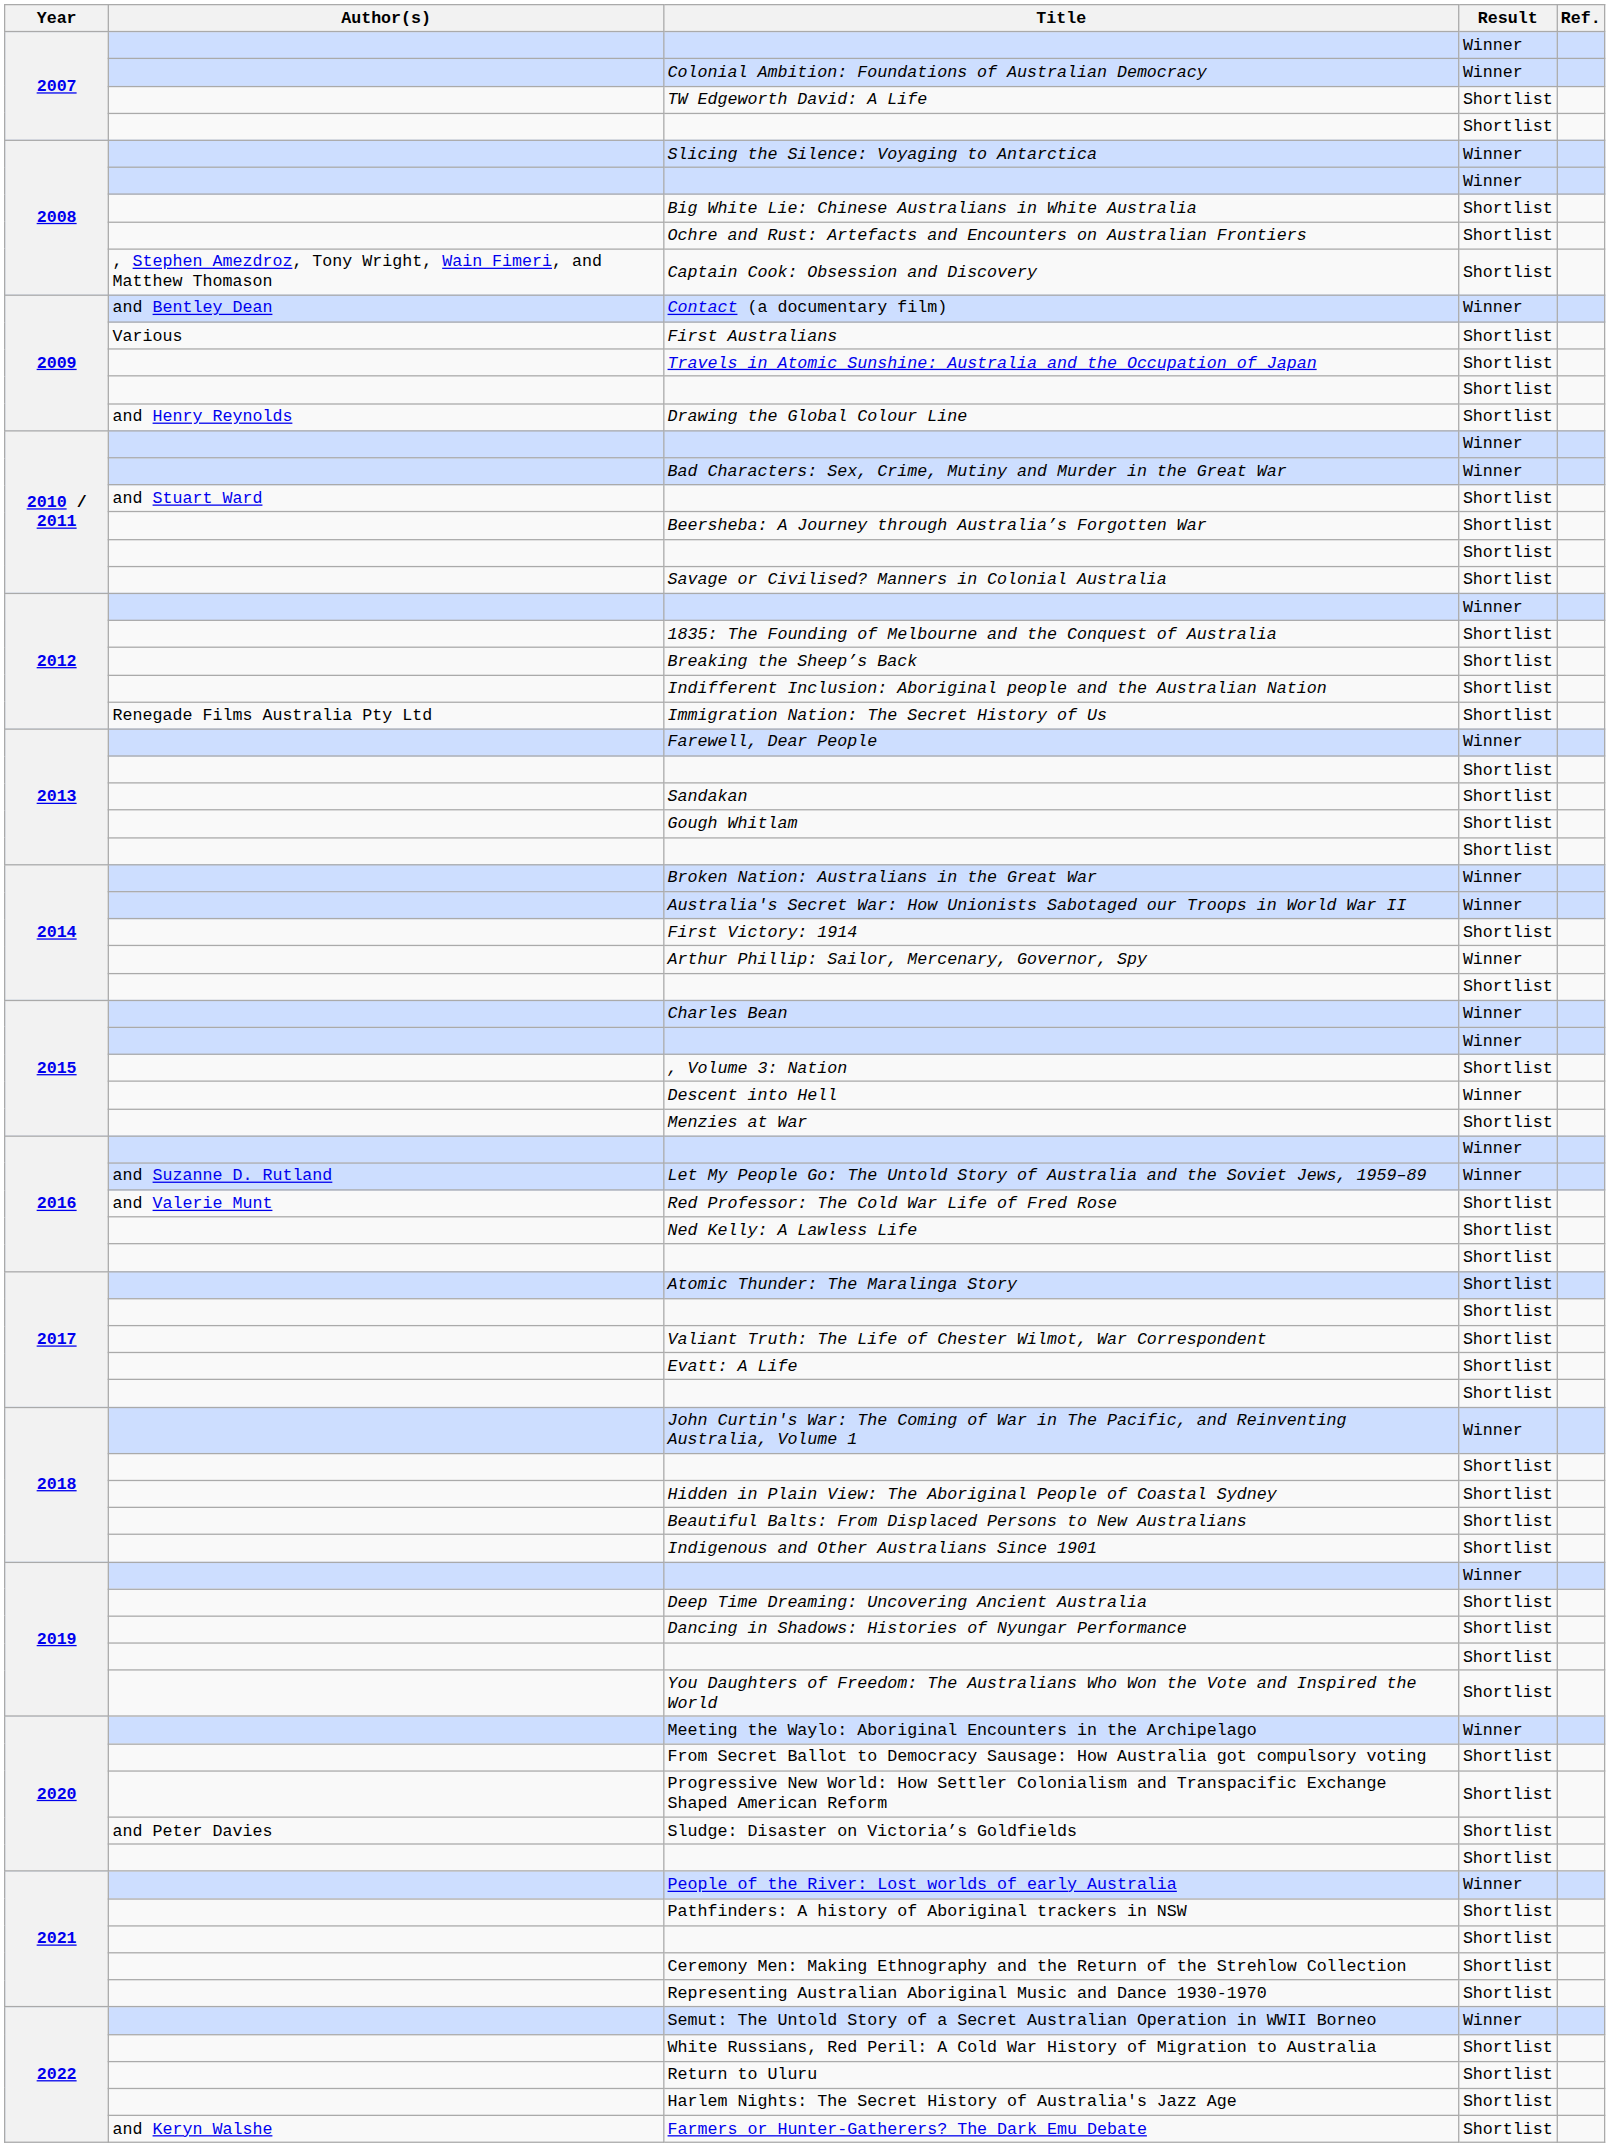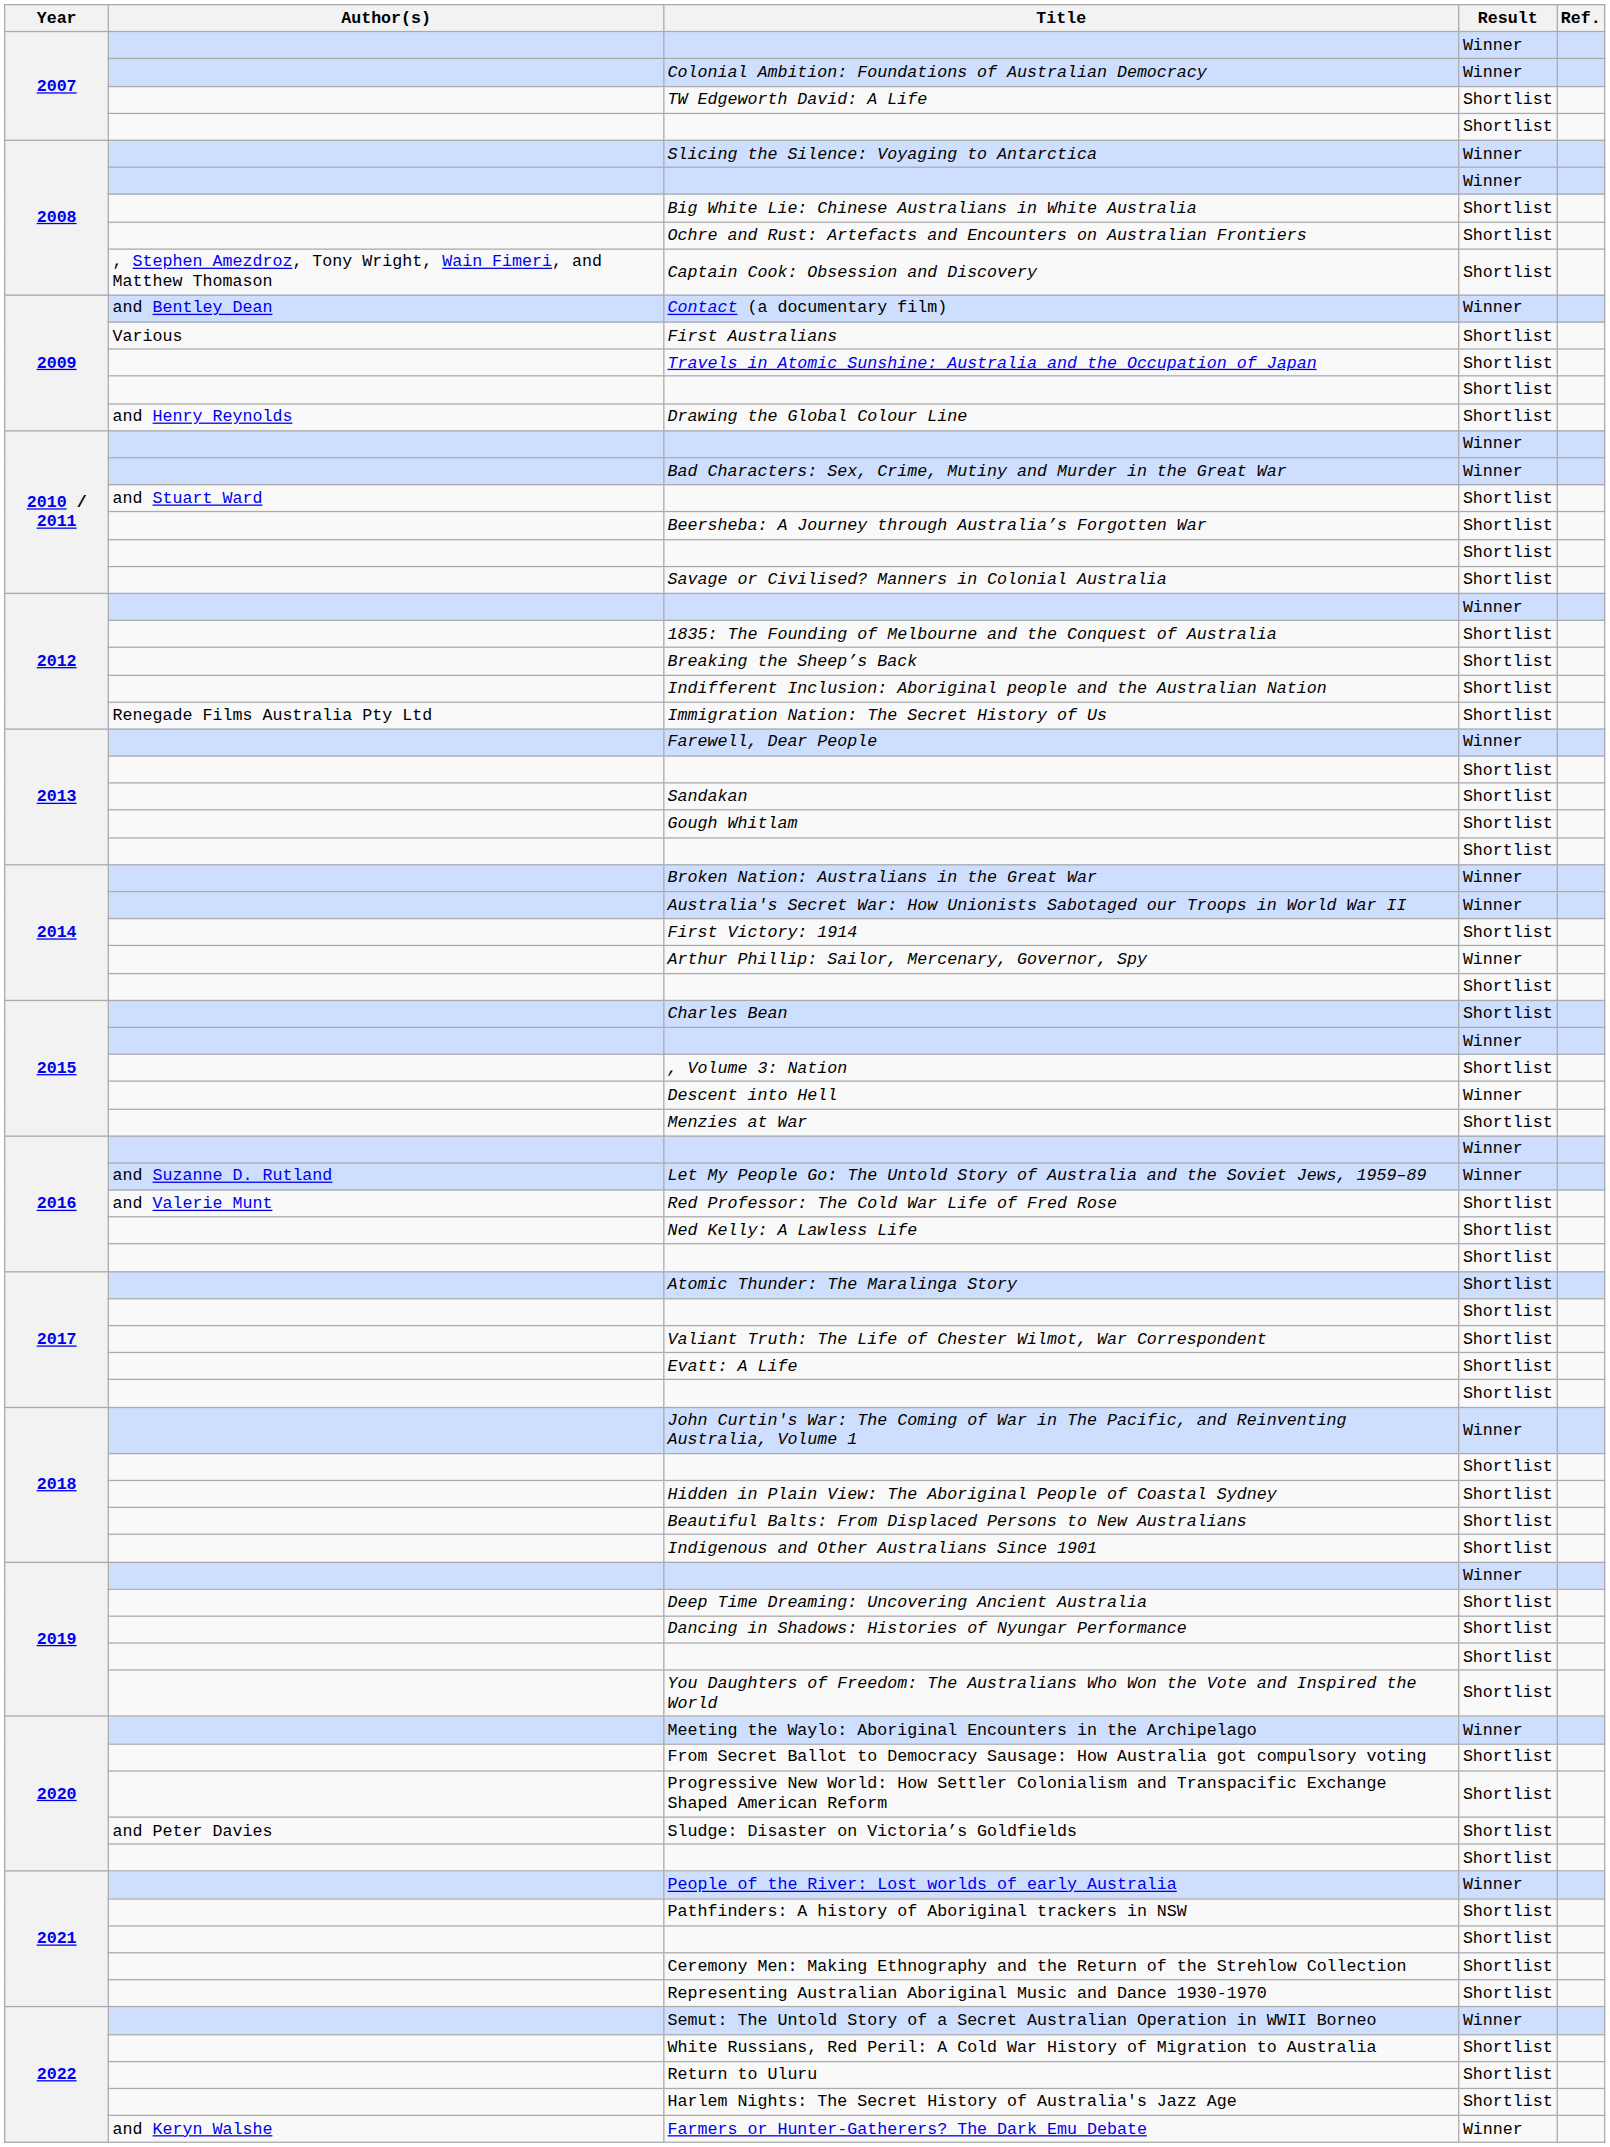(1493, 1014) Winner -> (1508, 1014) Shortlist
(1508, 2129) Shortlist -> (1493, 2129) Winner
